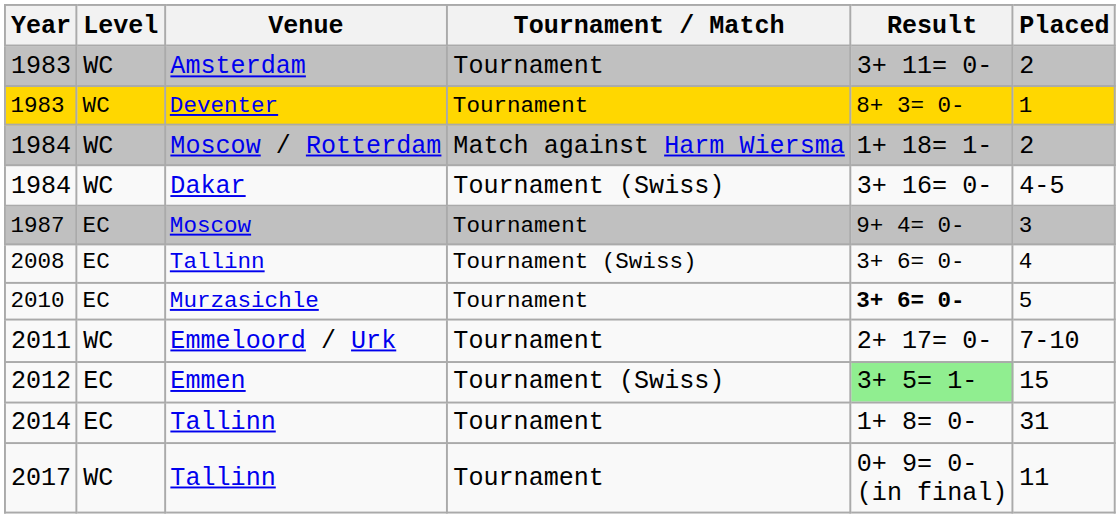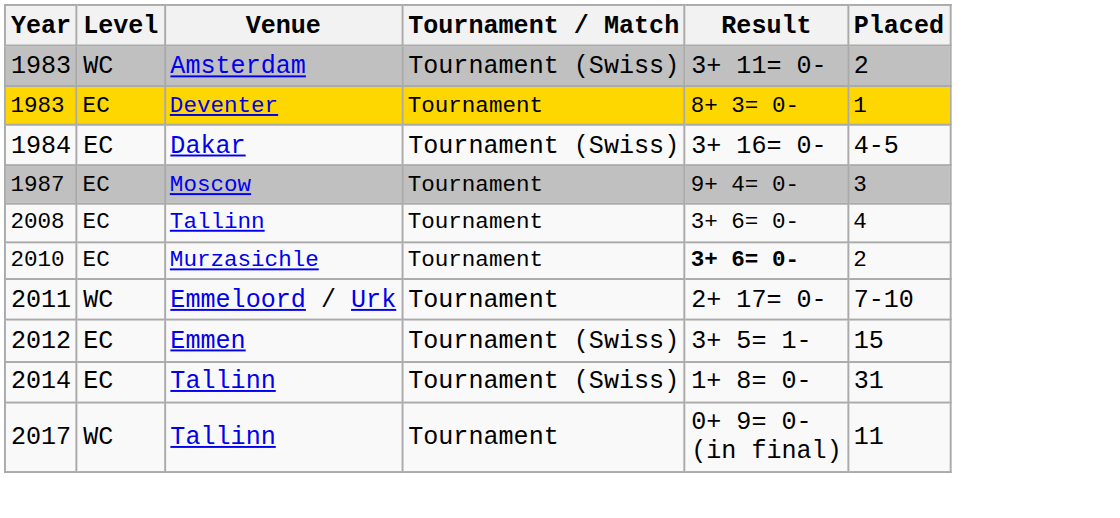(529, 66) Tournament -> (544, 66) Tournament (Swiss)
(96, 106) WC -> (96, 106) EC
- row: (41, 145)
(98, 186) WC -> (98, 145) EC
(575, 263) Tournament (Swiss) -> (475, 222) Tournament
(1026, 301) 5 -> (860, 260) 2
(917, 382) lightgreen background -> (751, 341) no background
(529, 423) Tournament -> (544, 382) Tournament (Swiss)
